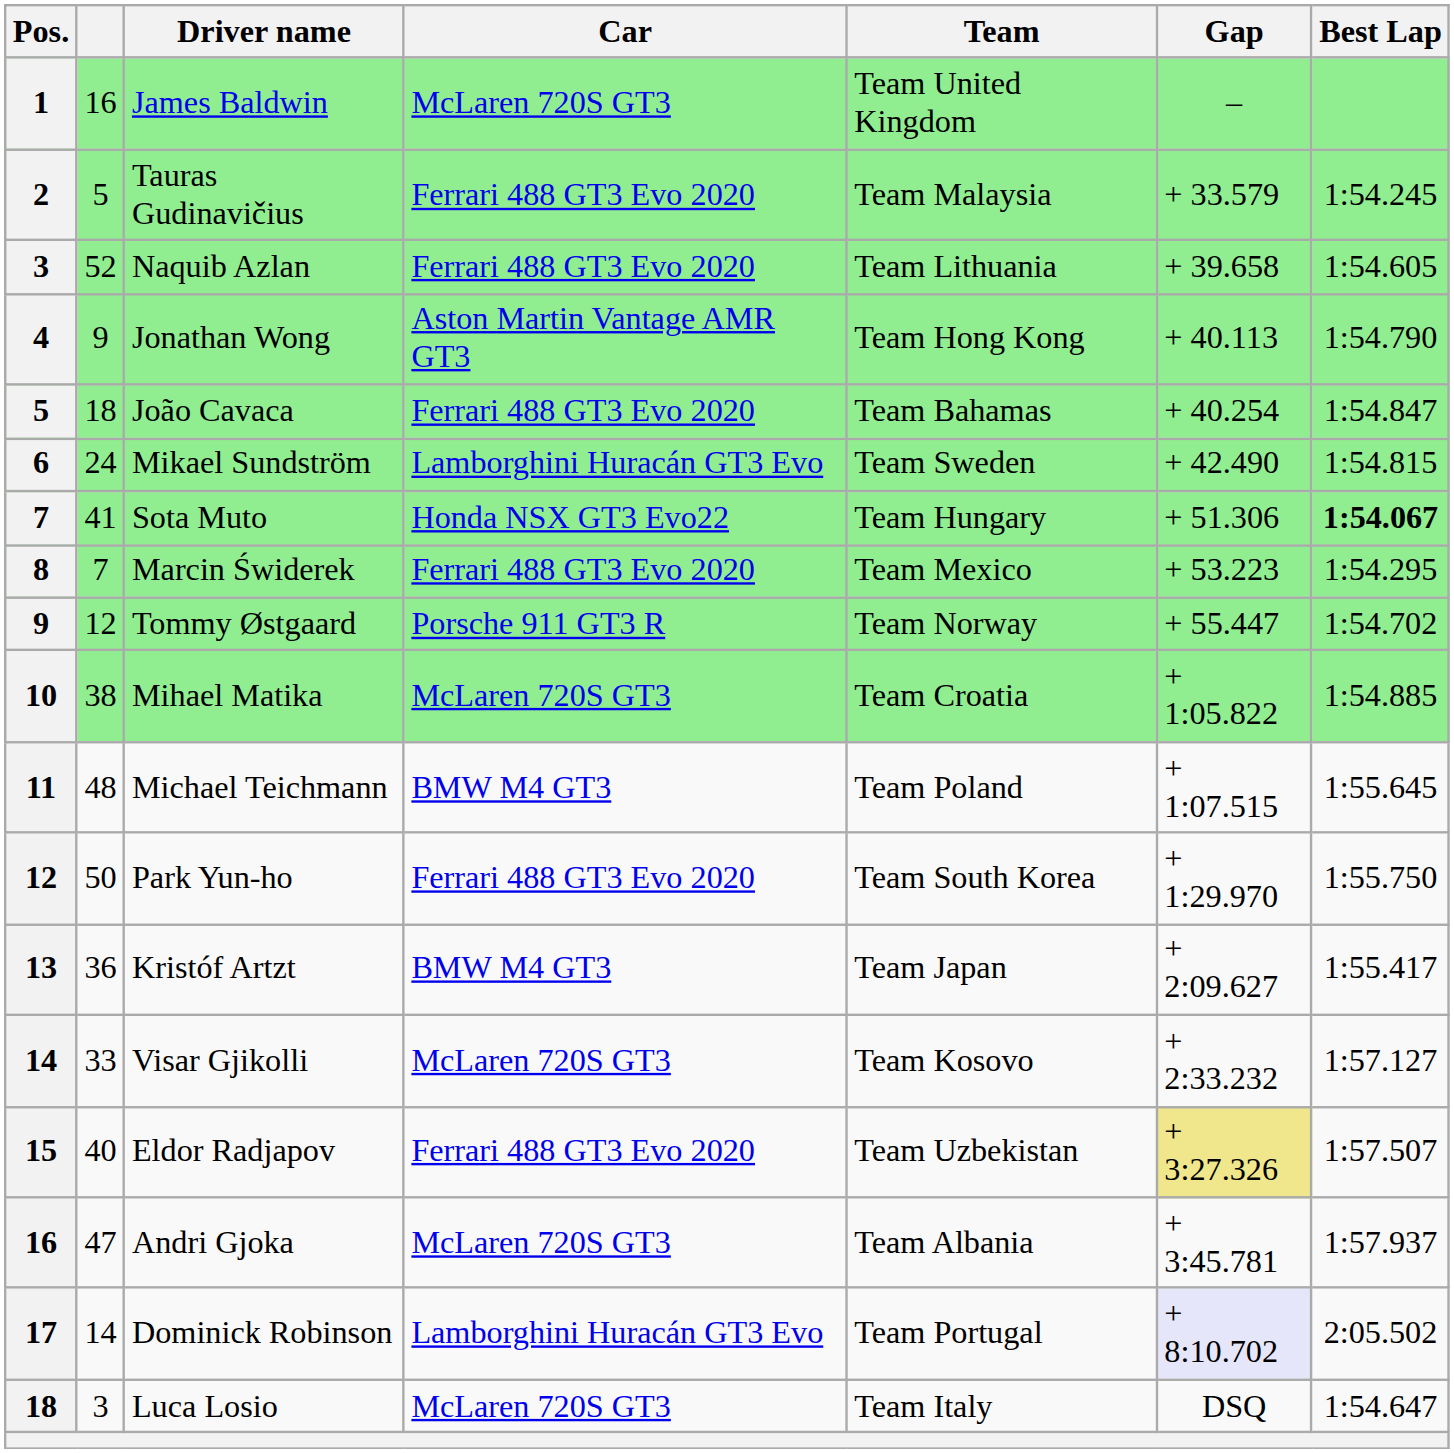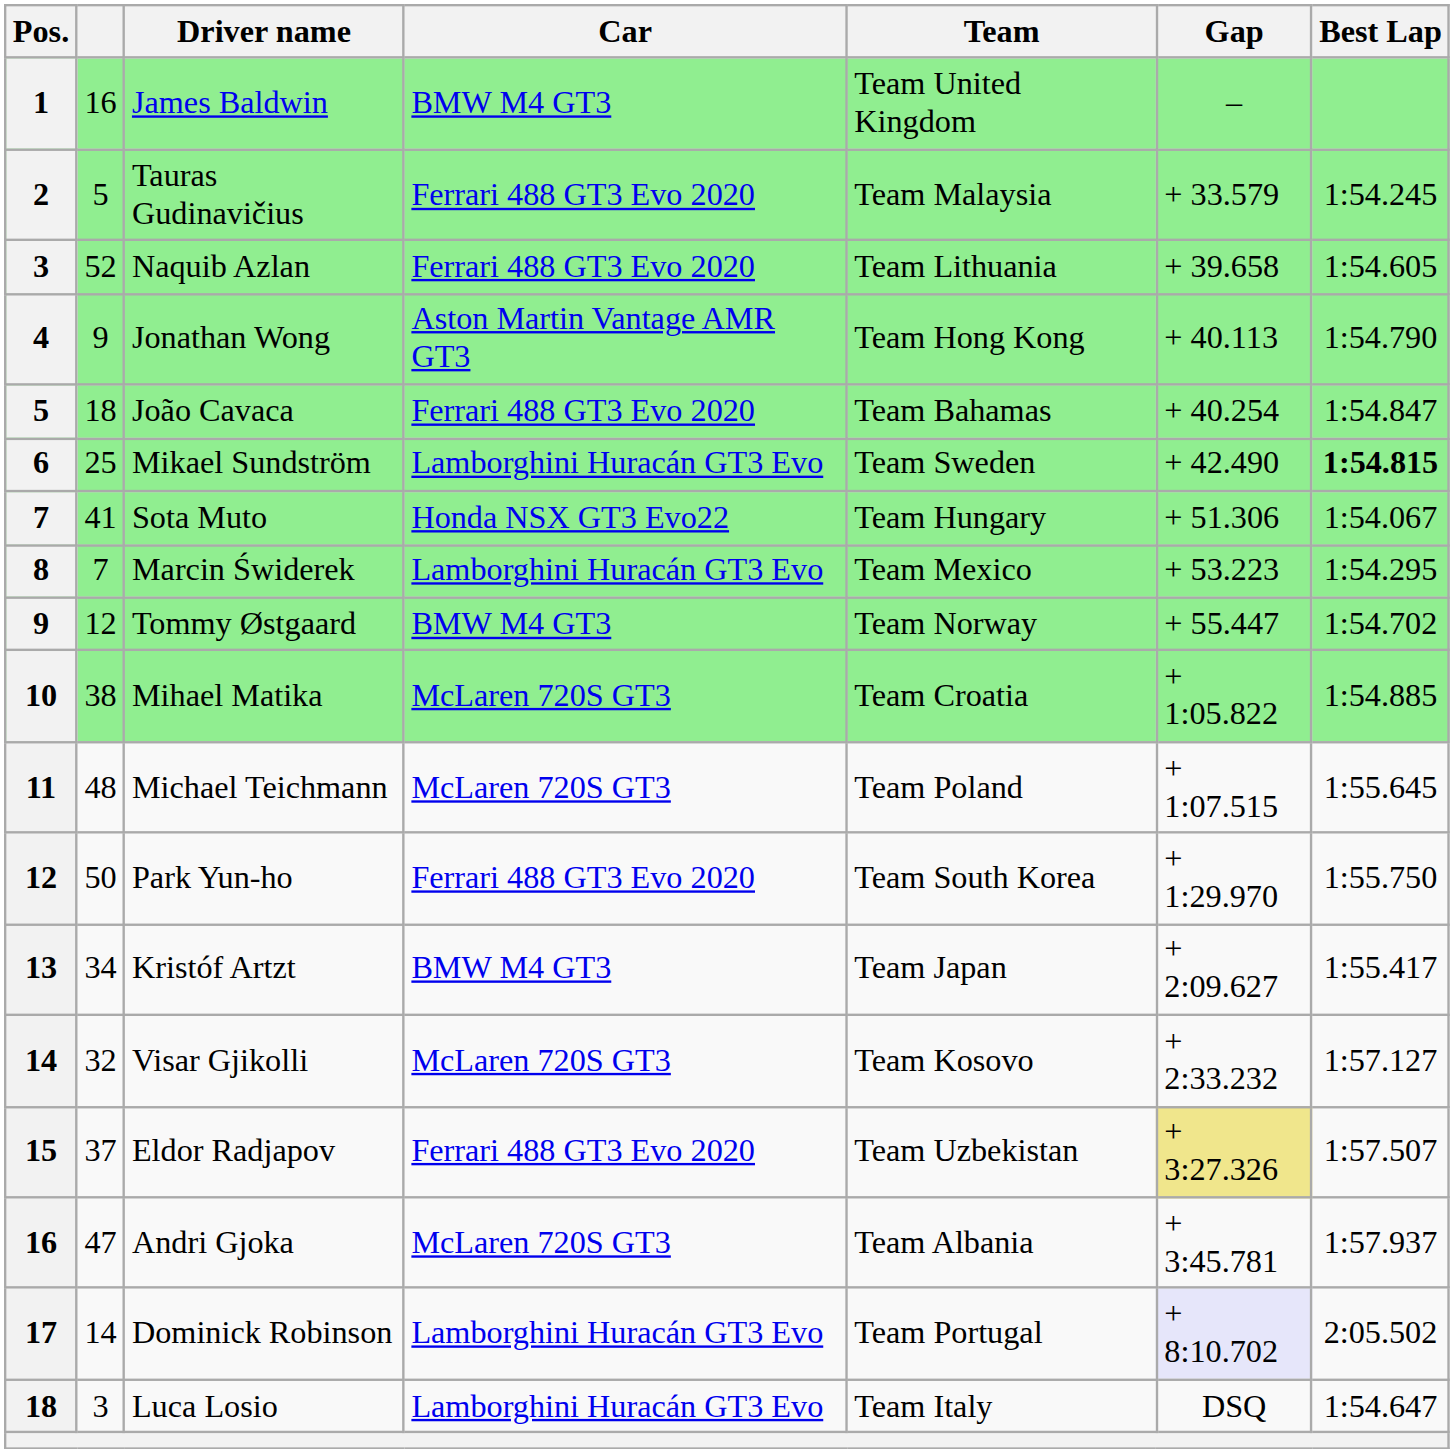(541, 102) McLaren 720S GT3 -> (511, 102) BMW M4 GT3
(101, 463) 24 -> (101, 463) 25
(1381, 463) normal -> (1381, 463) bold
(1381, 516) bold -> (1381, 516) normal
(583, 569) Ferrari 488 GT3 Evo 2020 -> (617, 569) Lamborghini Huracán GT3 Evo
(538, 623) Porsche 911 GT3 R -> (511, 623) BMW M4 GT3
(511, 786) BMW M4 GT3 -> (541, 786) McLaren 720S GT3
(101, 968) 36 -> (101, 968) 34
(101, 1059) 33 -> (101, 1059) 32
(101, 1150) 40 -> (101, 1150) 37
(541, 1404) McLaren 720S GT3 -> (617, 1404) Lamborghini Huracán GT3 Evo
